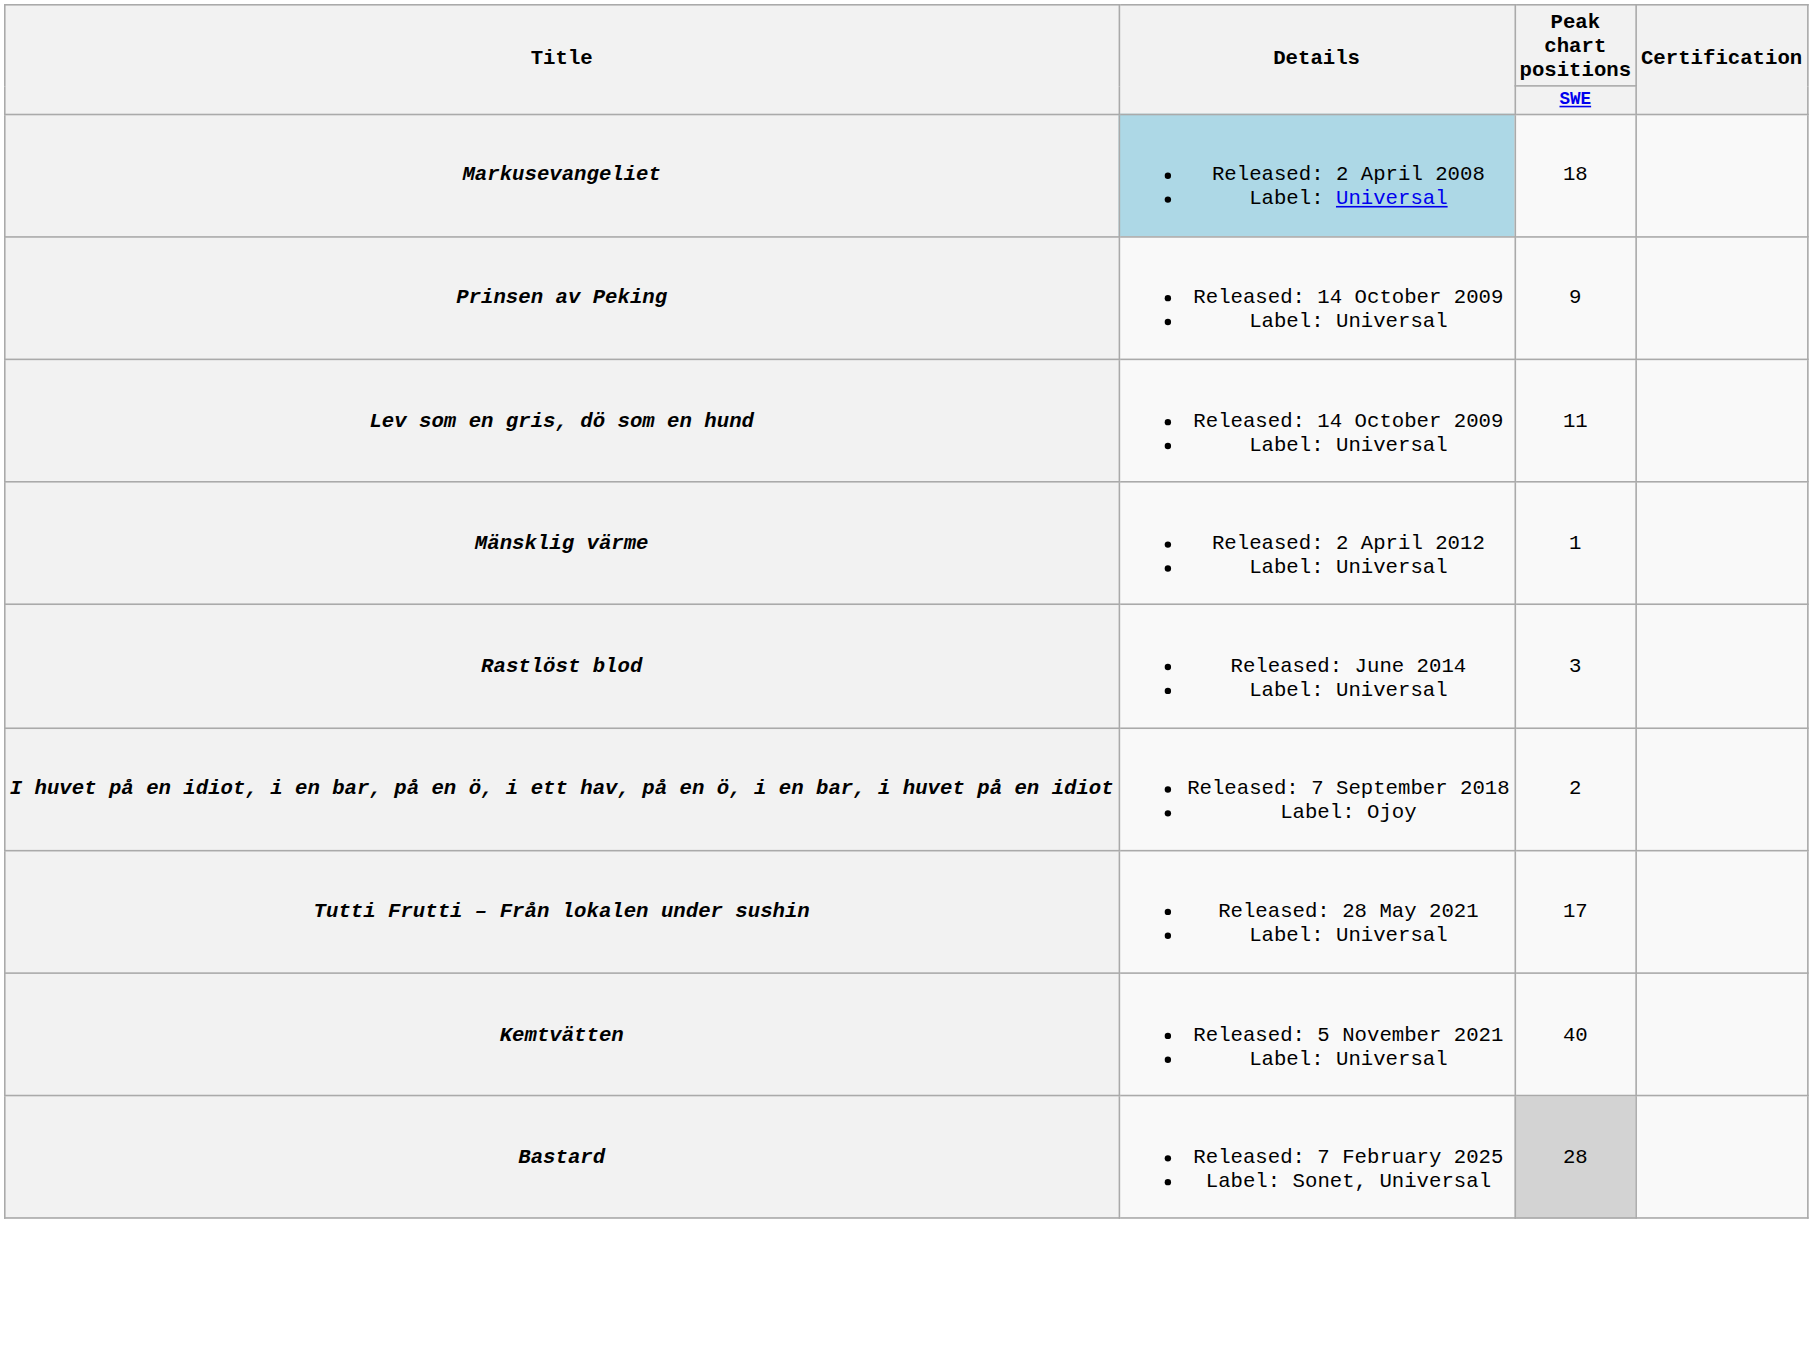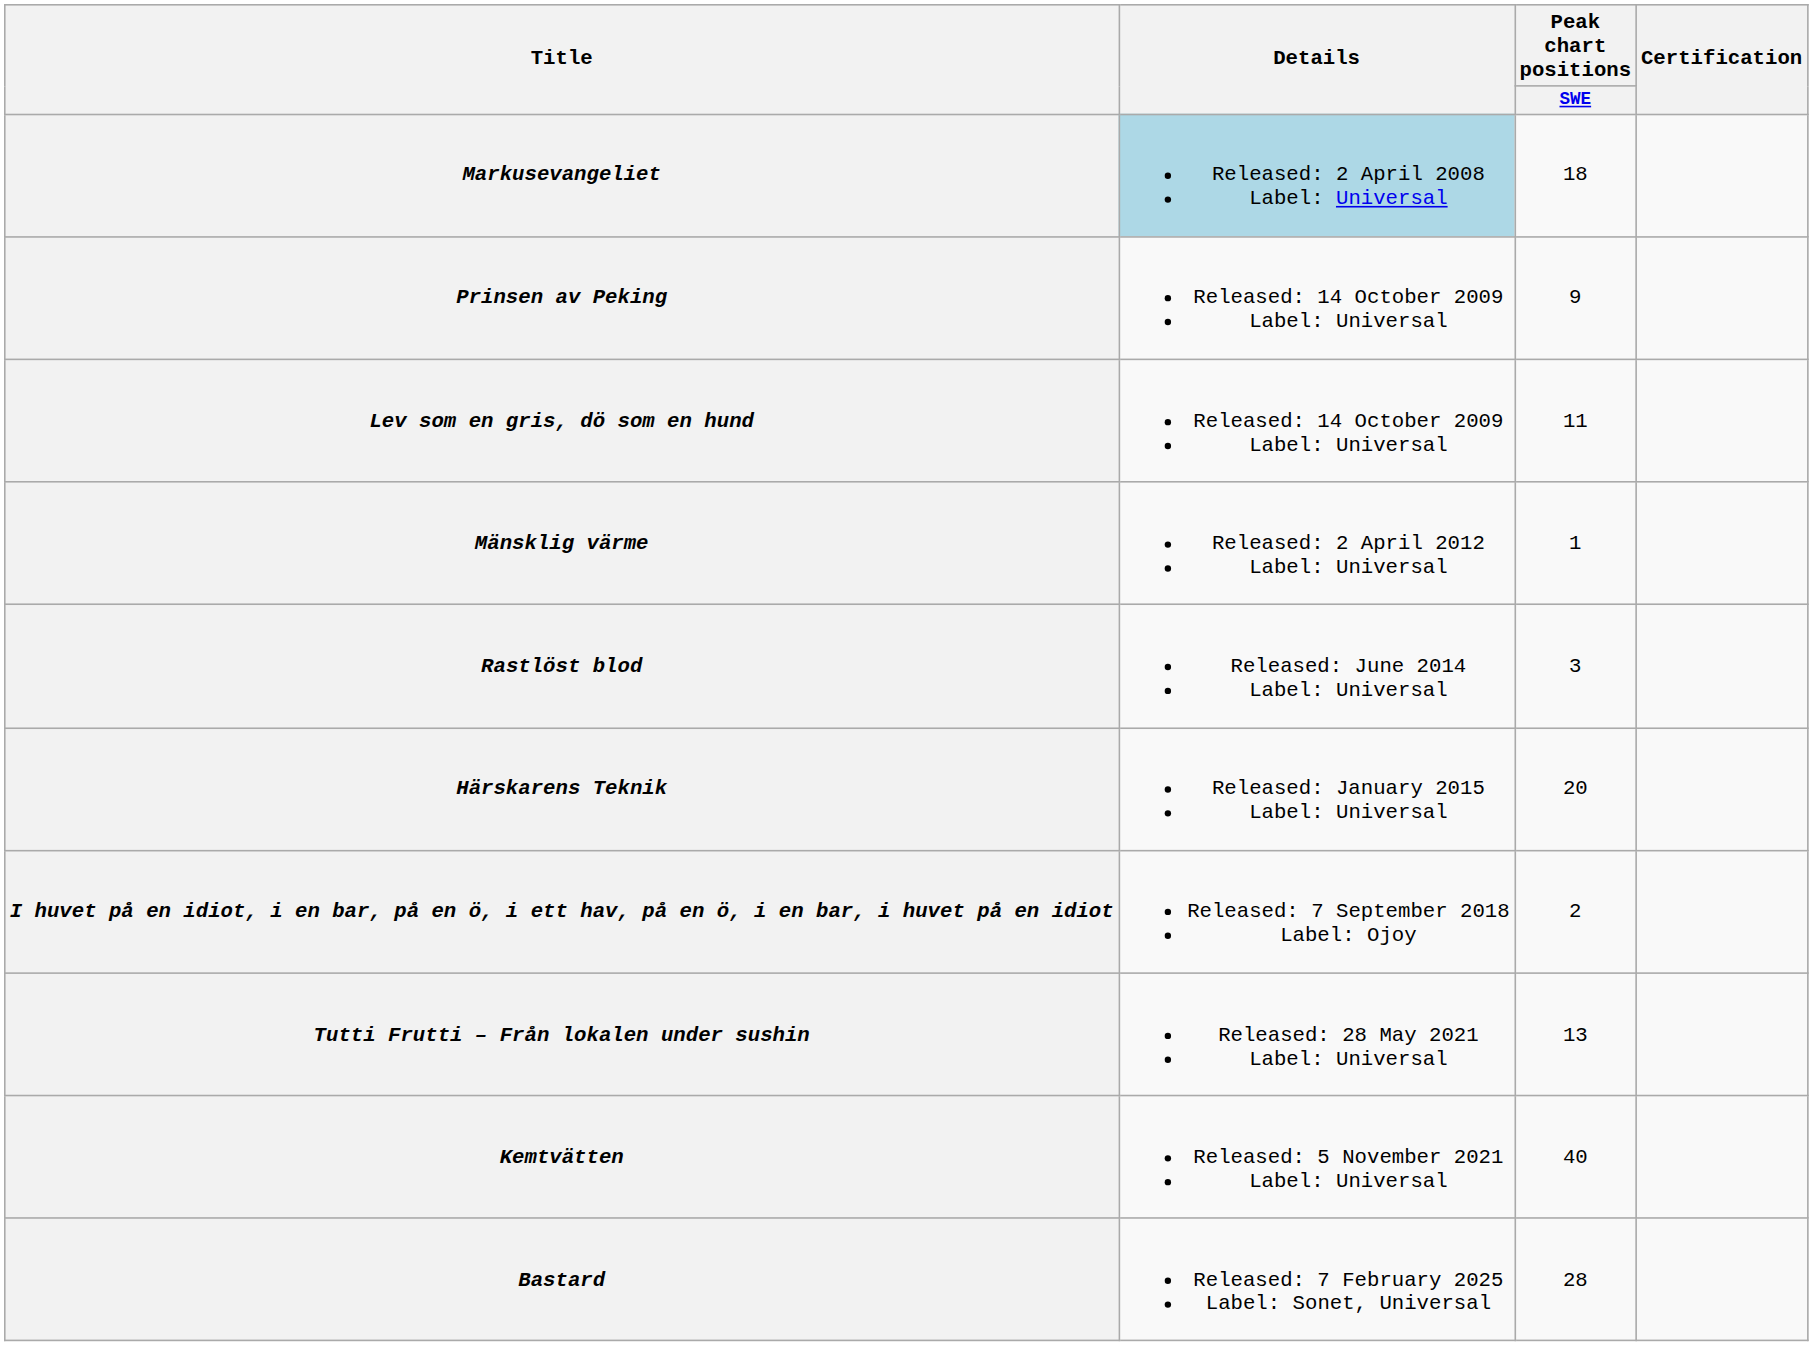+ row: (562, 789)
(1575, 912) 17 -> (1575, 1034) 13
(1575, 1157) lightgrey background -> (1575, 1280) no background
